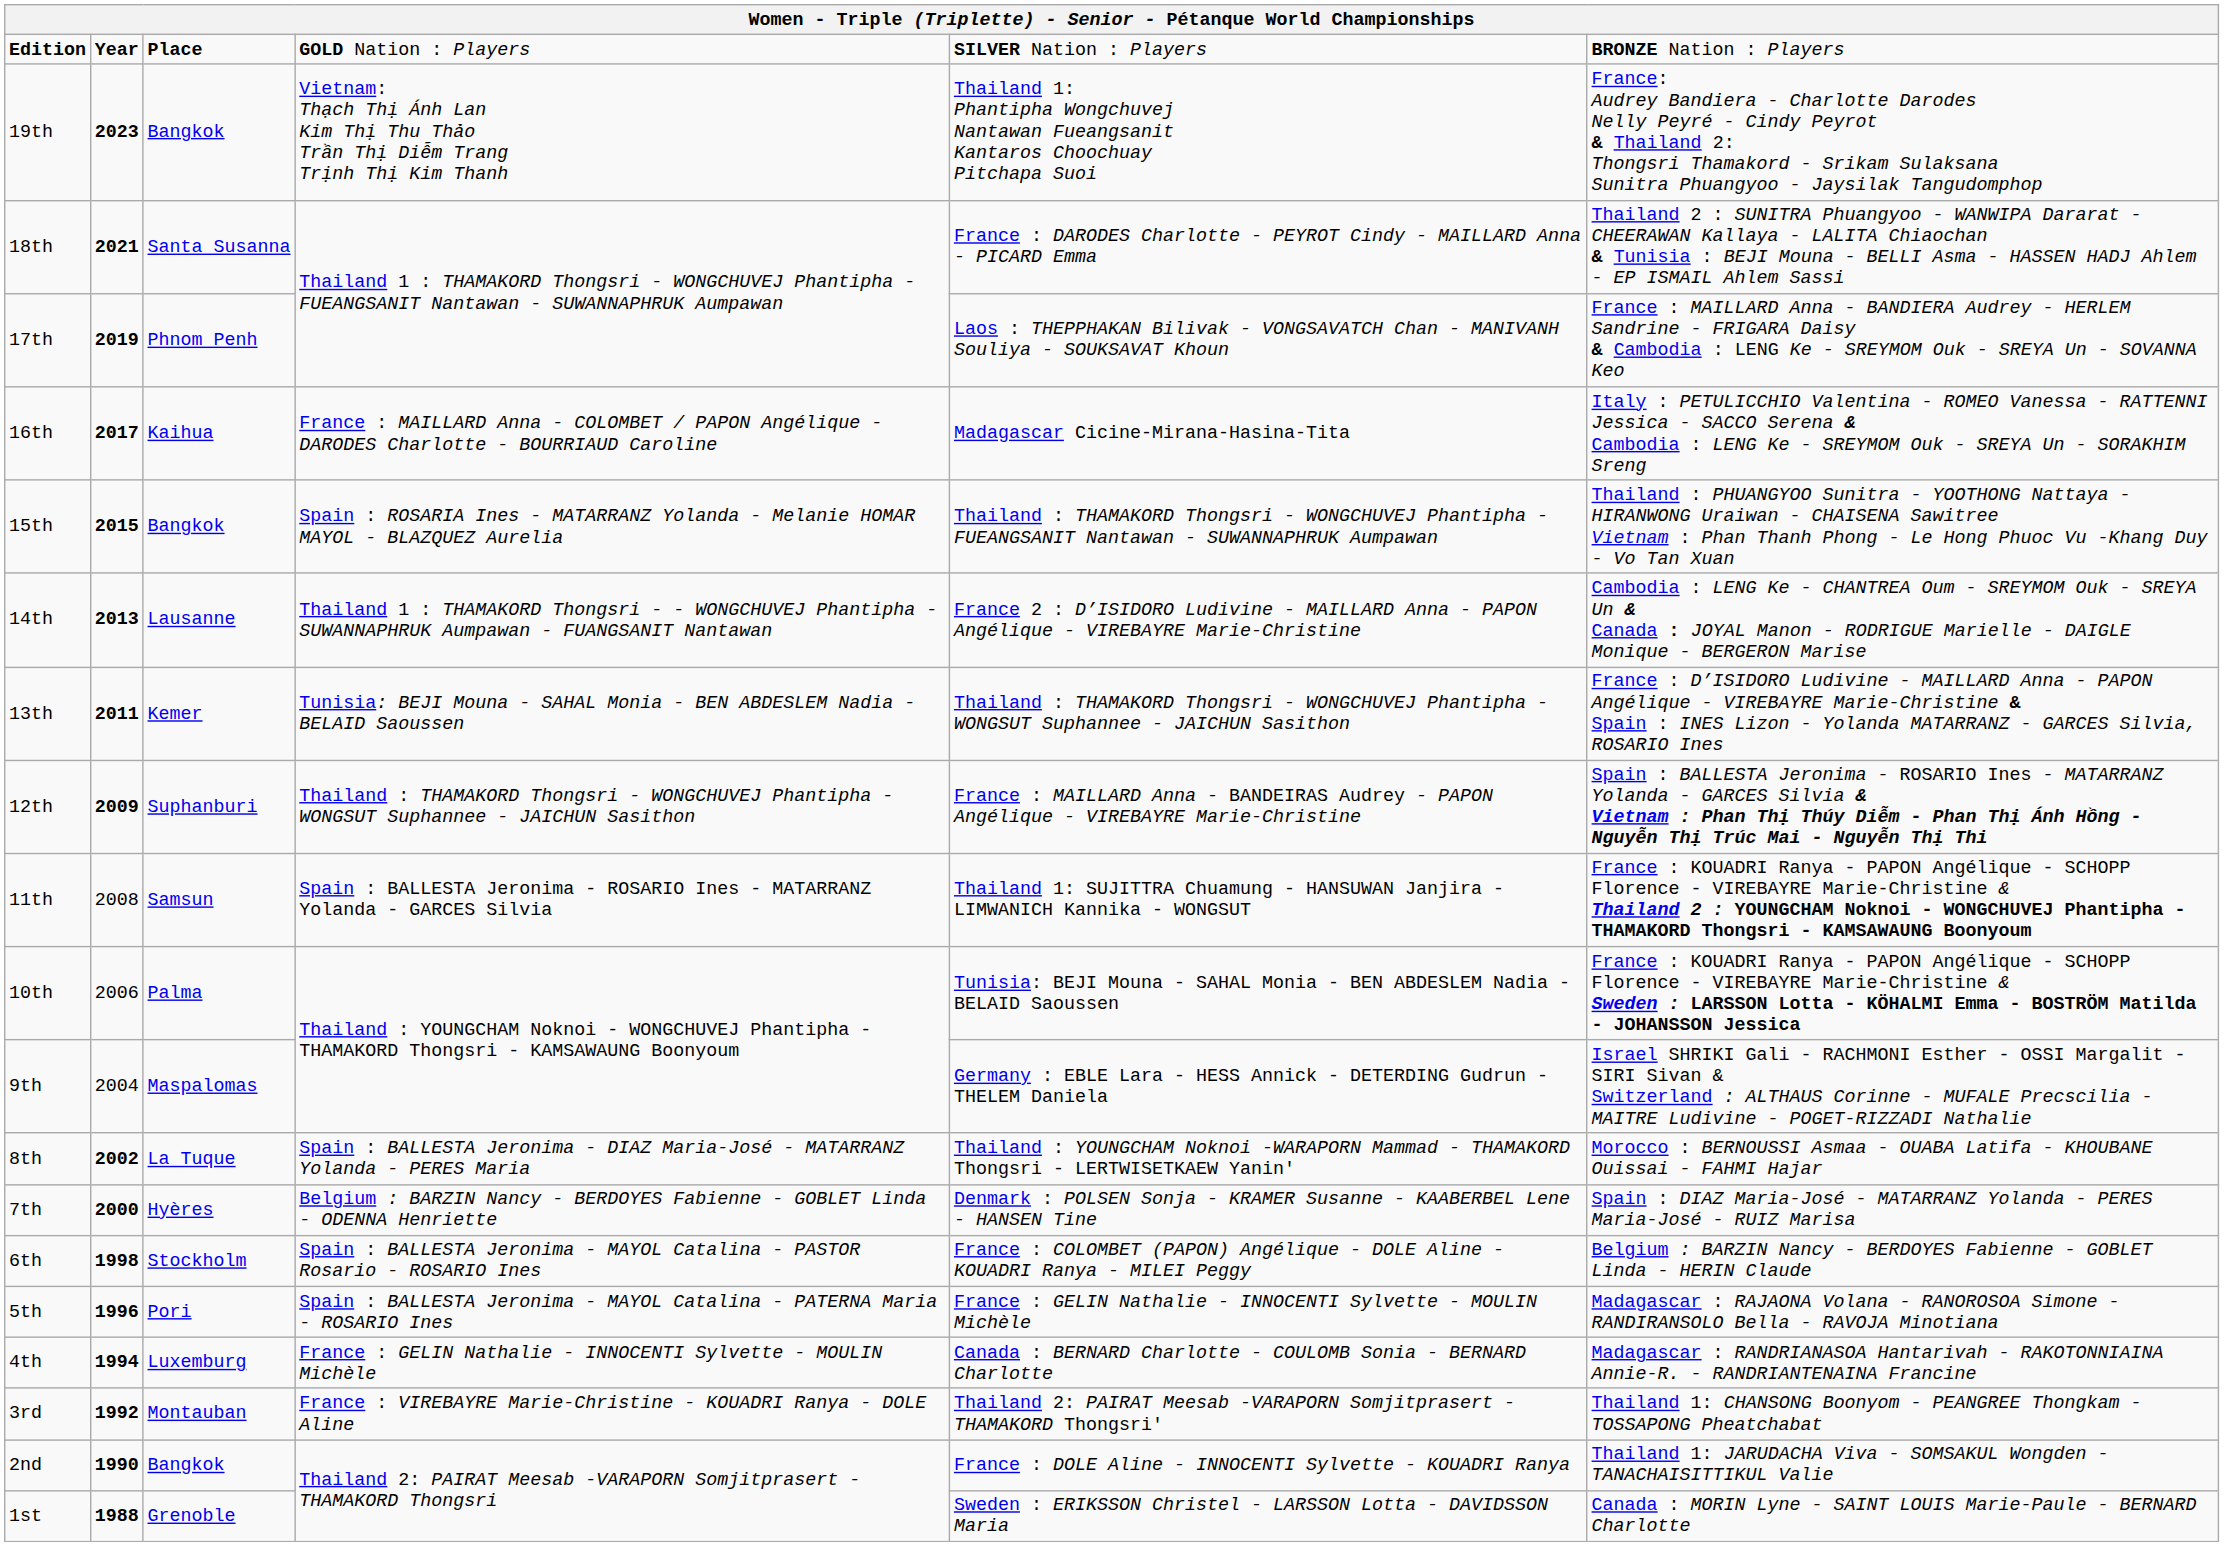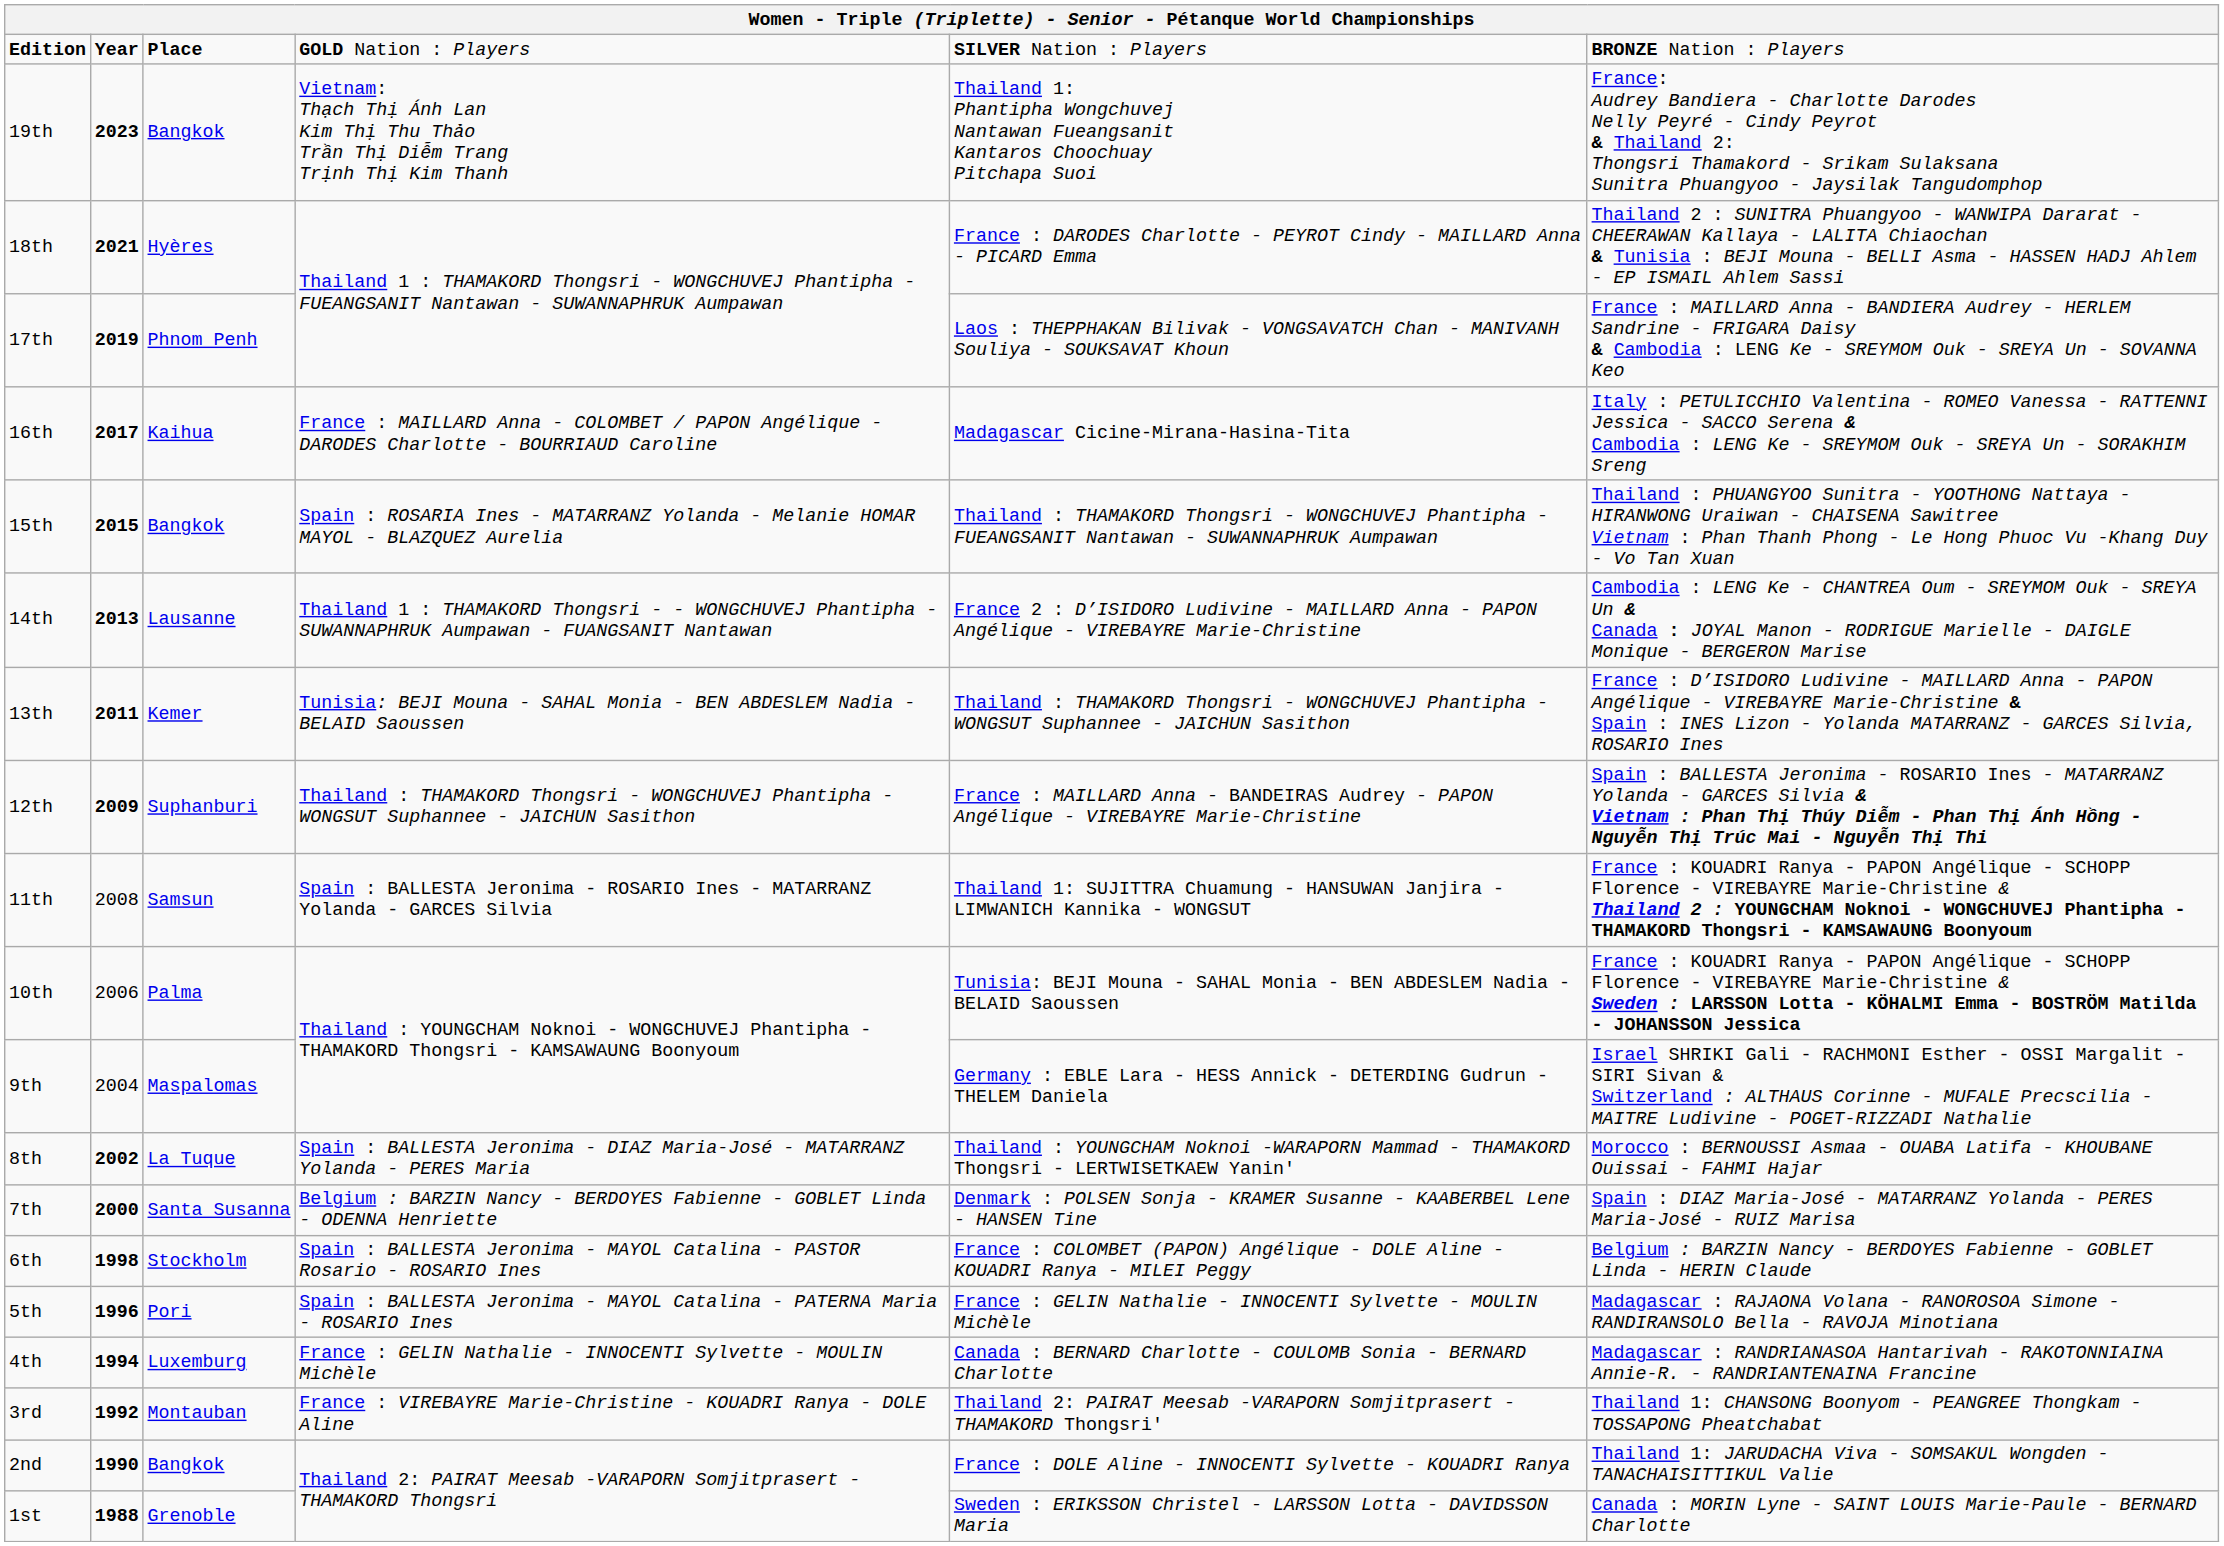(219, 247) Santa Susanna -> (181, 247) Hyères
(181, 1210) Hyères -> (219, 1210) Santa Susanna
